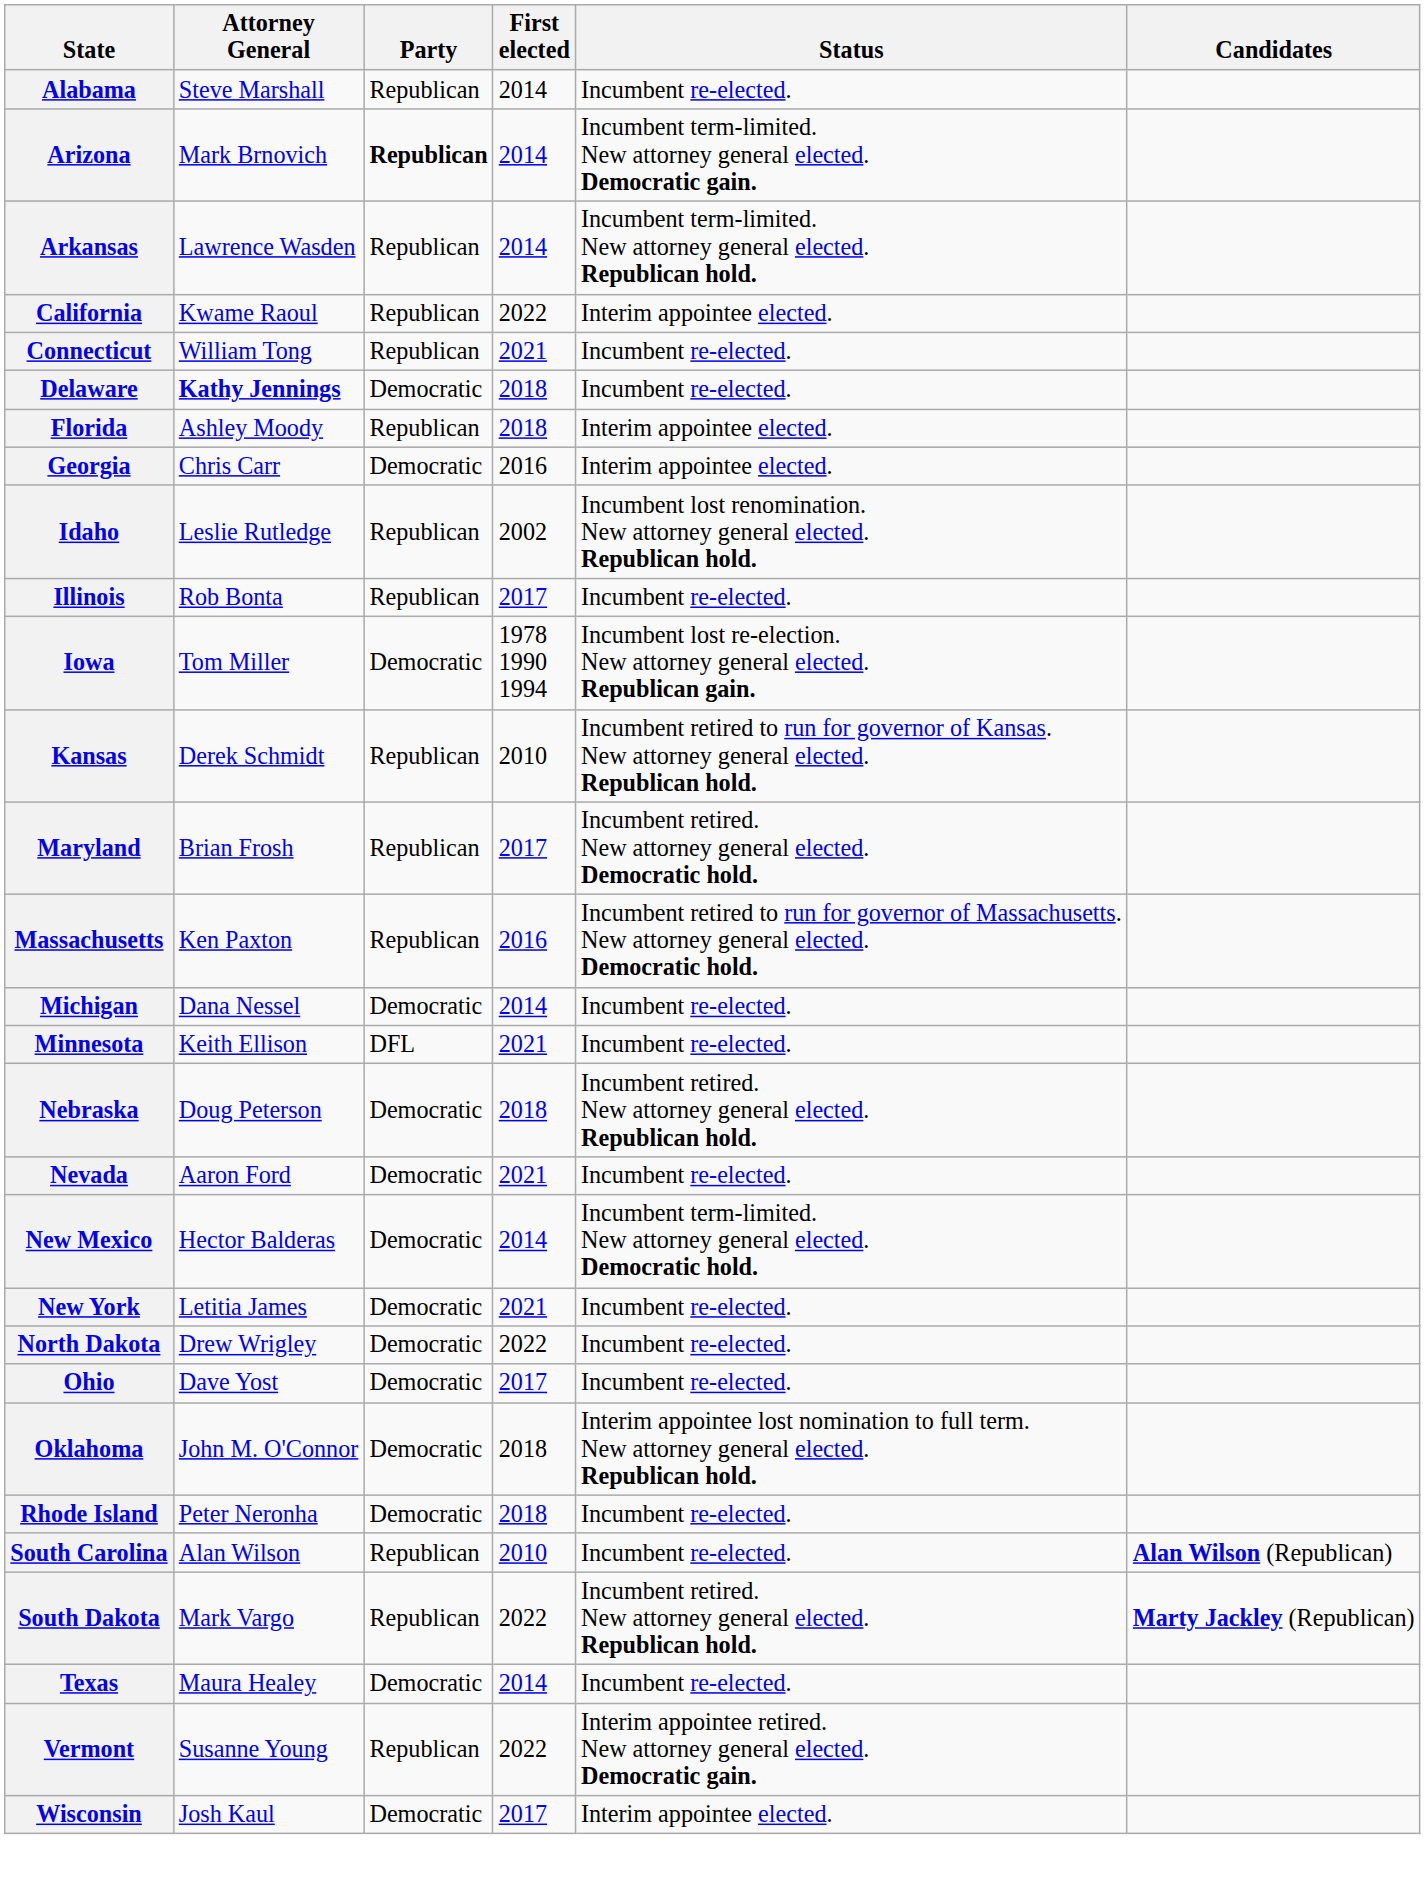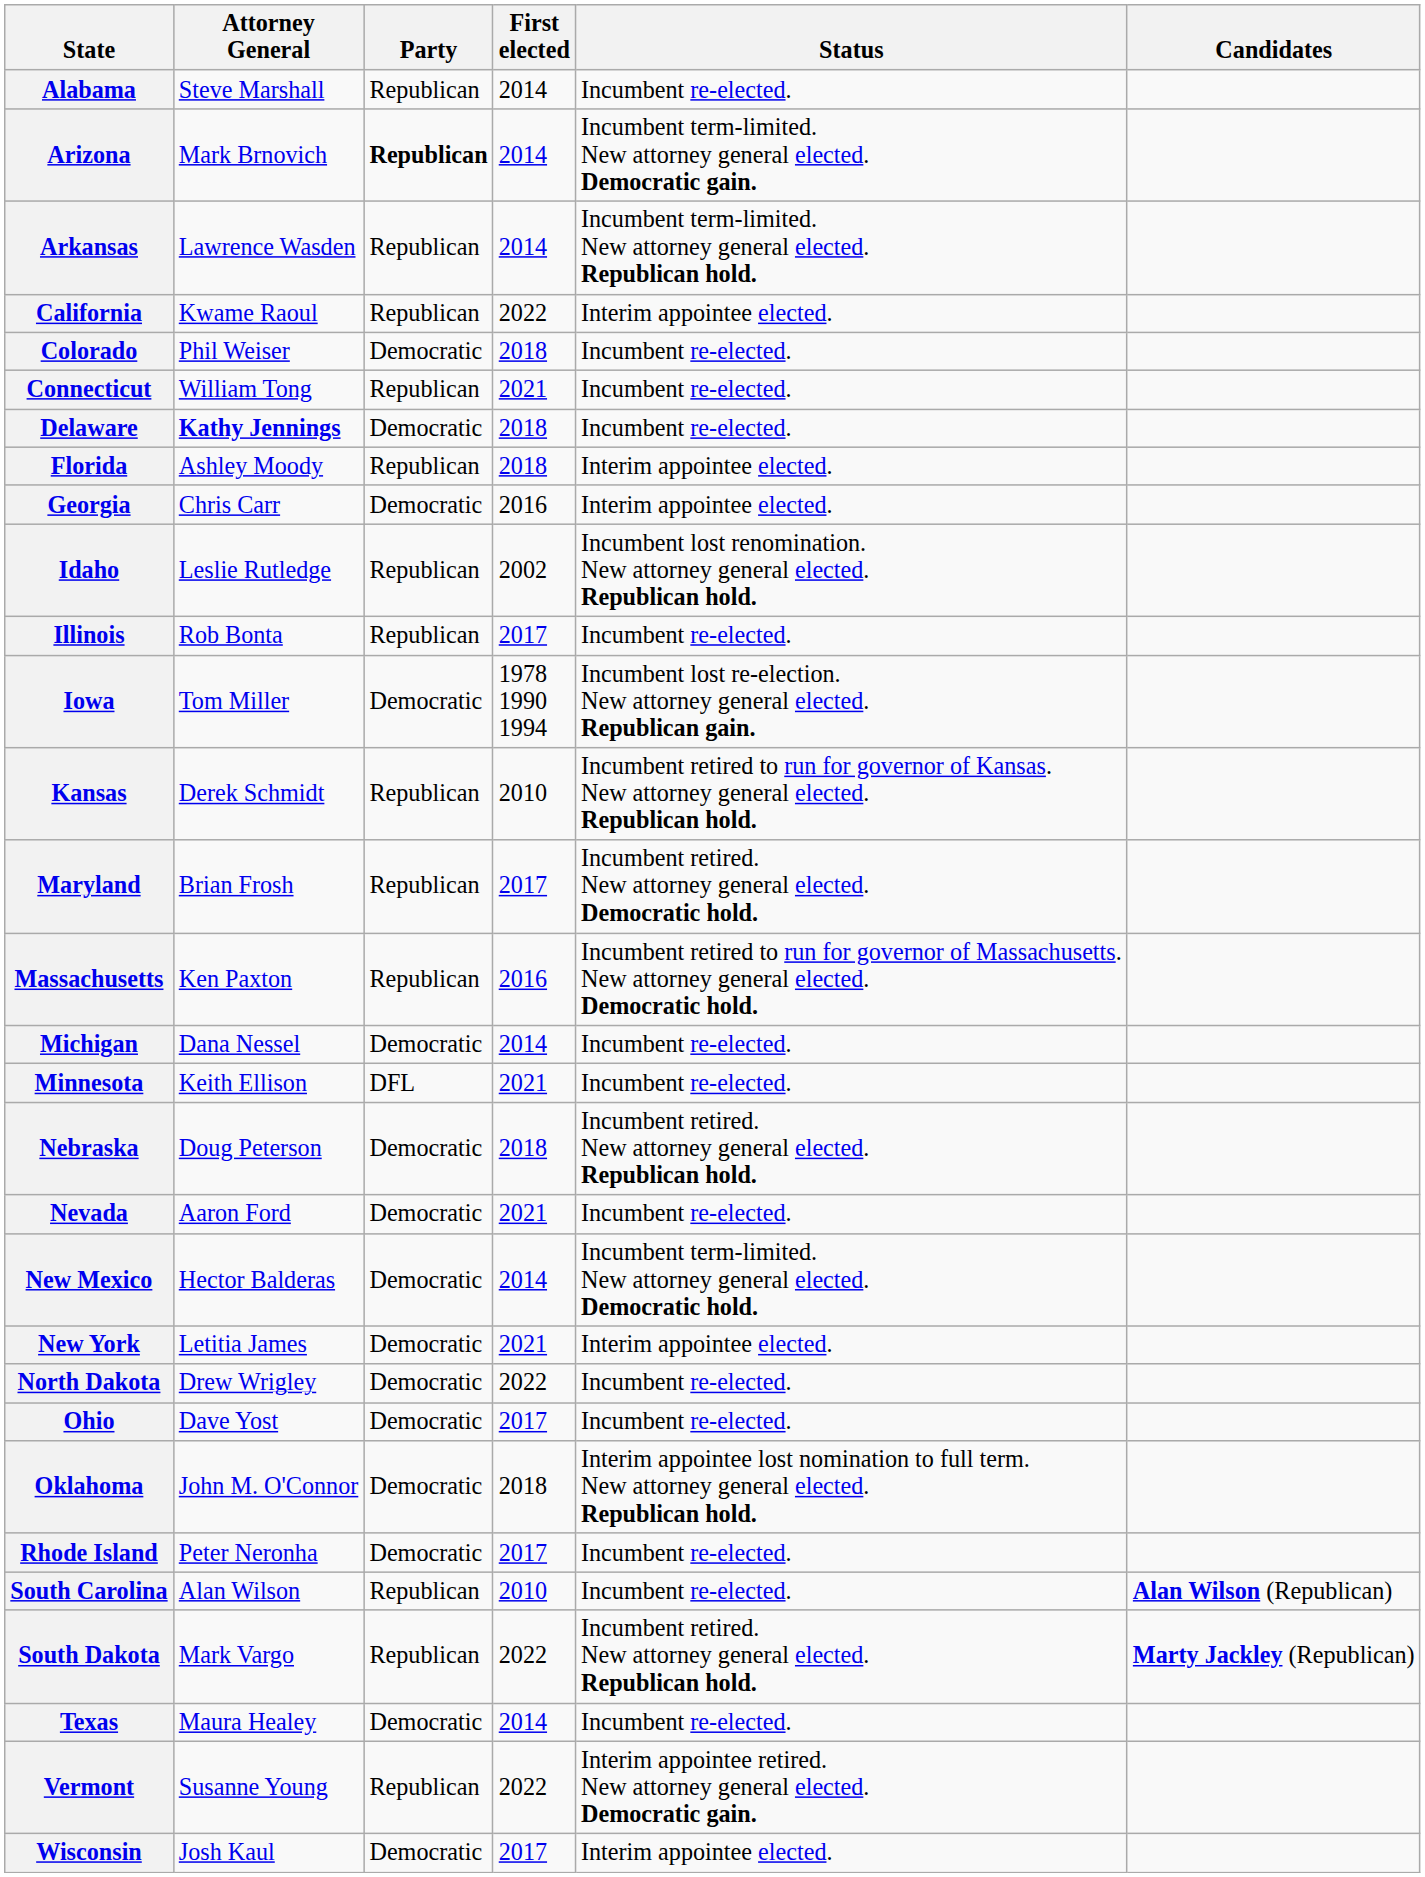+ row: (89, 351)
(686, 1306) Incumbent re-elected. -> (707, 1344) Interim appointee elected.
(523, 1514) 2018 -> (523, 1552) 2017
